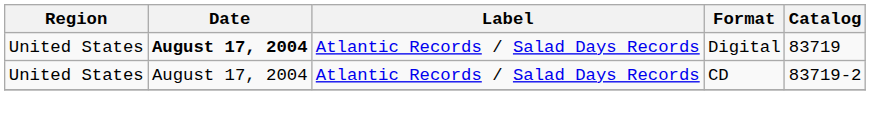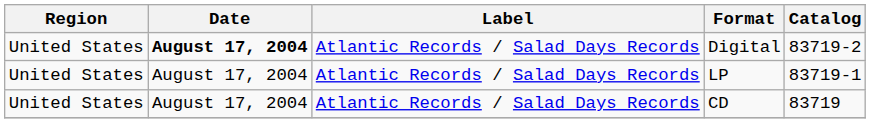(815, 47) 83719 -> (825, 47) 83719-2
+ row: (718, 75)
(825, 75) 83719-2 -> (815, 103) 83719
